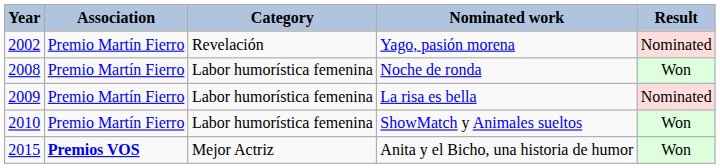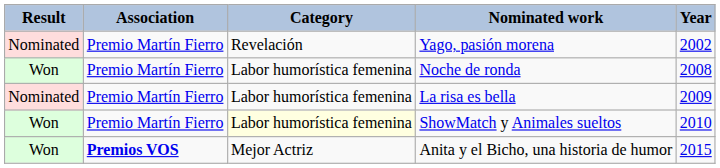columns swapped: (24, 18) <-> (676, 18)
(282, 123) no background -> (321, 123) lightyellow background
